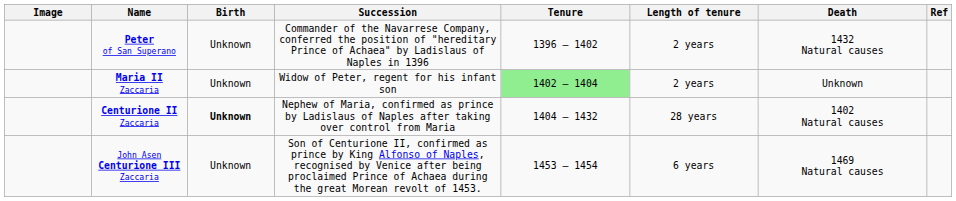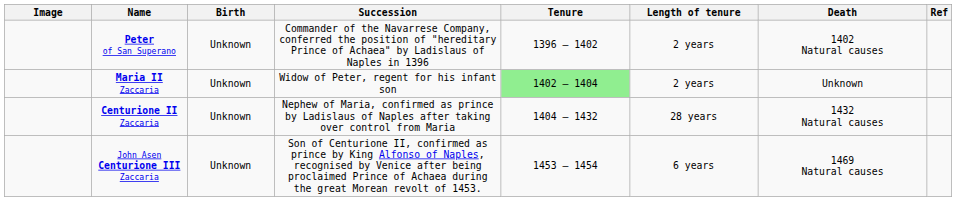(843, 45) 1432 Natural causes -> (843, 45) 1402 Natural causes
(231, 116) bold -> (231, 116) normal
(843, 116) 1402 Natural causes -> (843, 116) 1432 Natural causes
